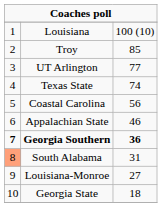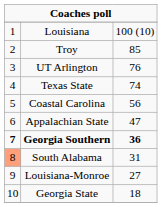(135, 67) 77 -> (135, 67) 76
(135, 121) 46 -> (135, 121) 47
